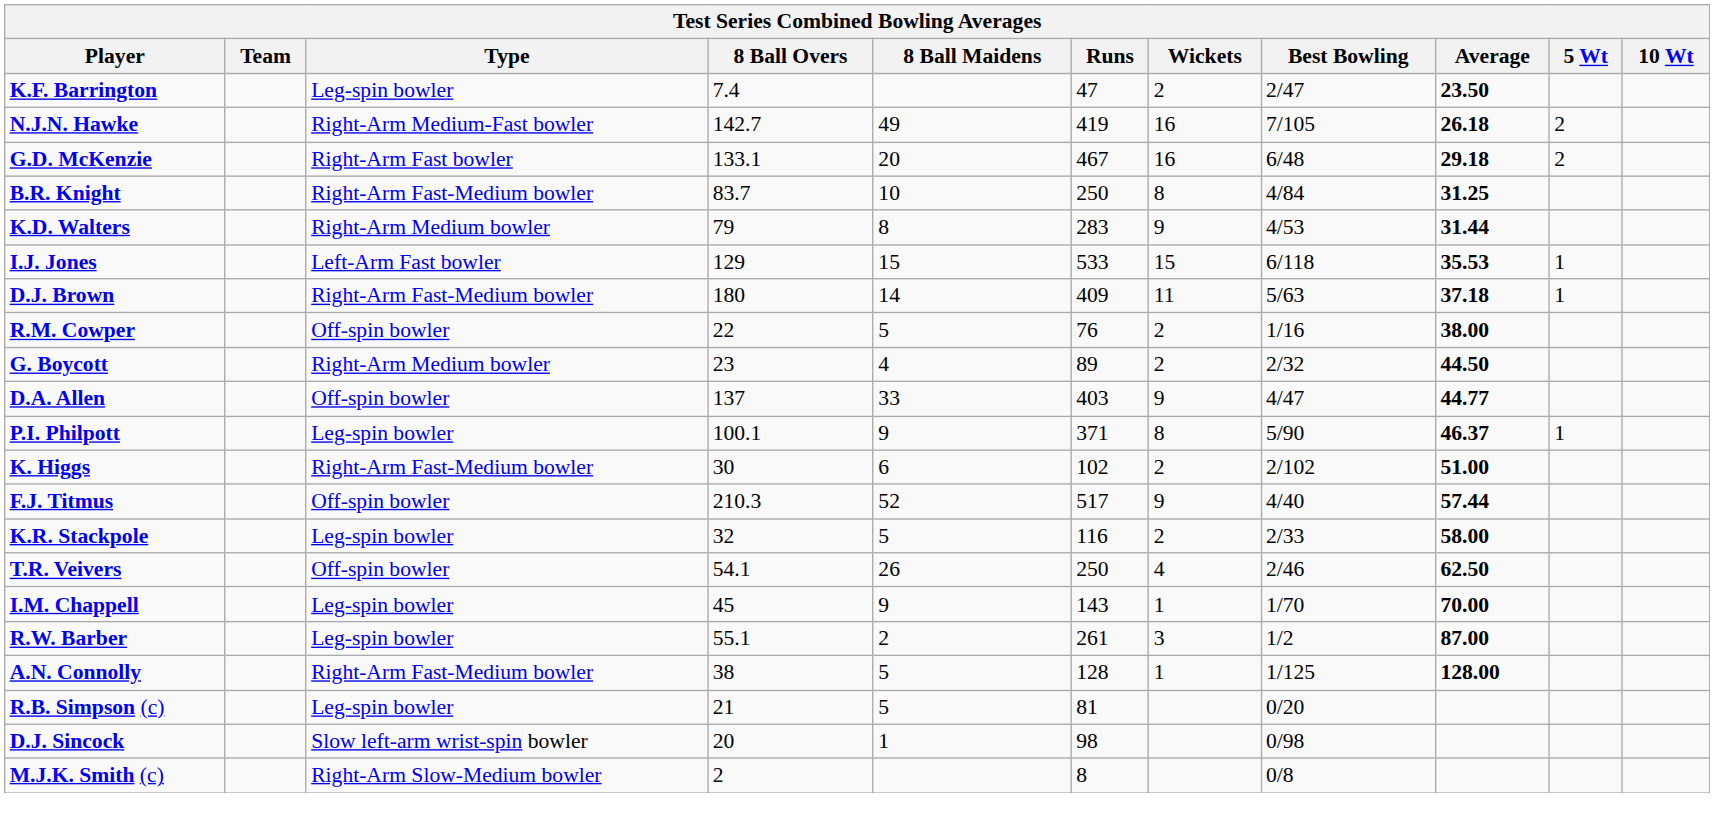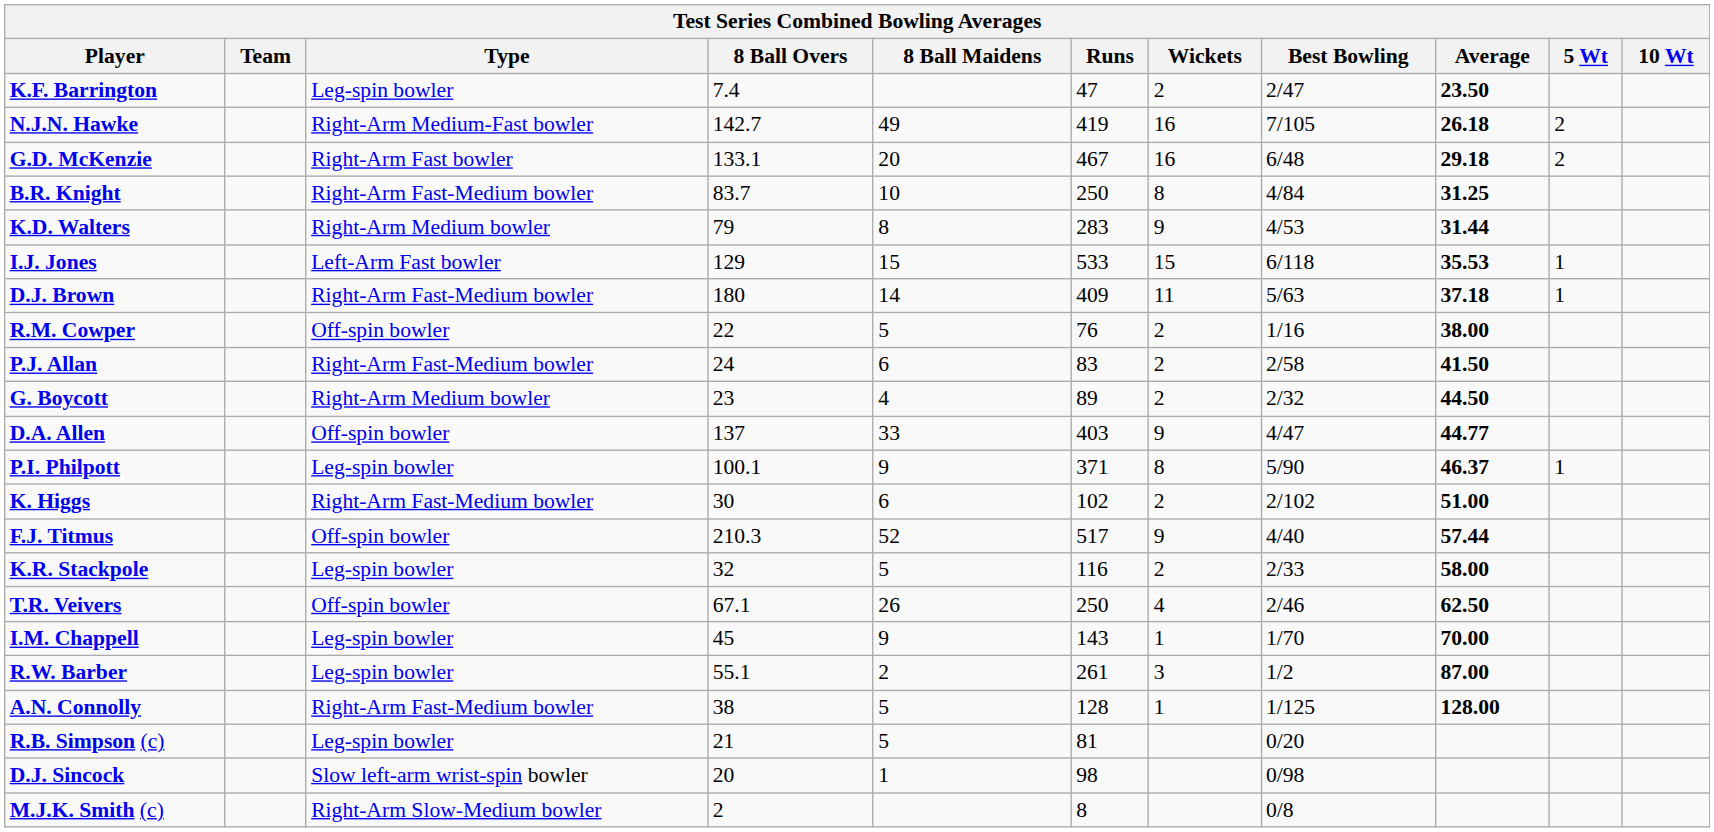+ row: (53, 364)
(732, 569) 54.1 -> (732, 603) 67.1
